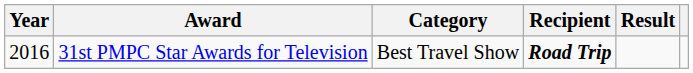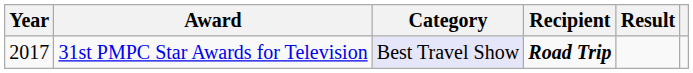(29, 52) 2016 -> (29, 52) 2017
(448, 52) no background -> (448, 52) lavender background
